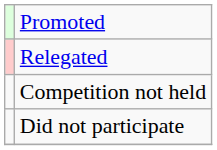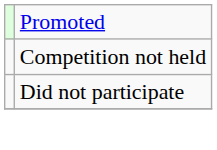- row: (64, 56)
